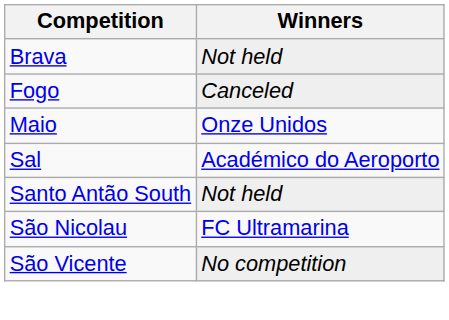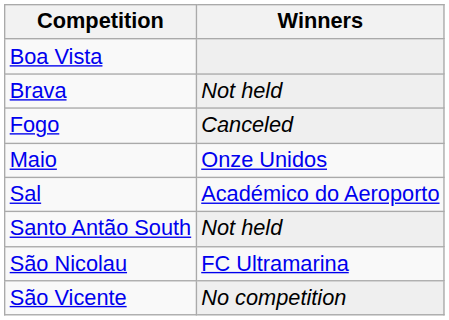+ row: (56, 56)
